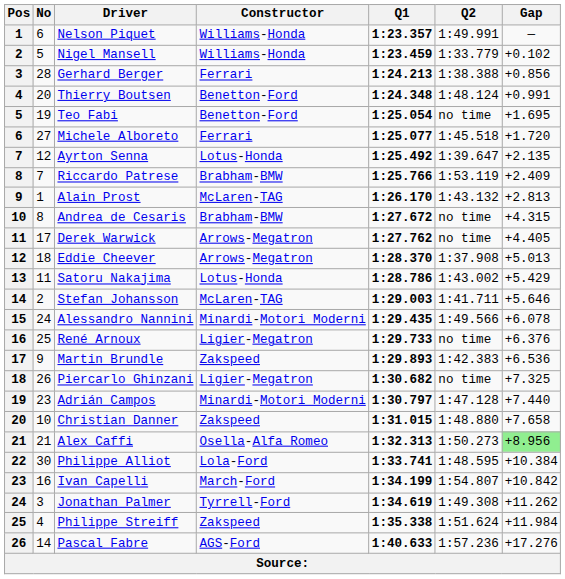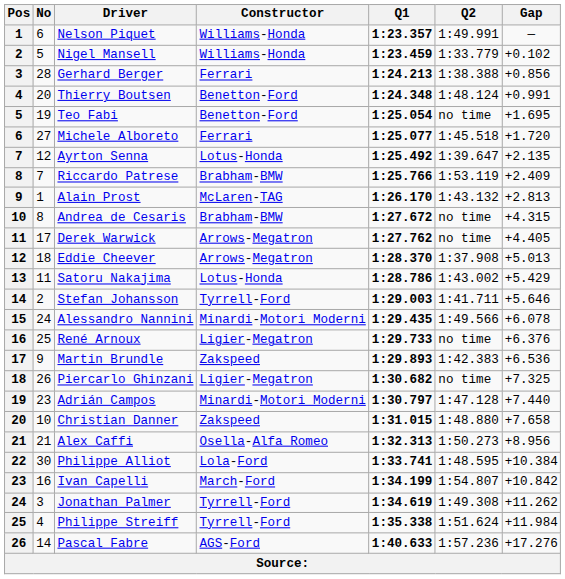(241, 300) McLaren-TAG -> (245, 300) Tyrrell-Ford
(528, 442) lightgreen background -> (528, 442) no background
(230, 523) Zakspeed -> (245, 523) Tyrrell-Ford
